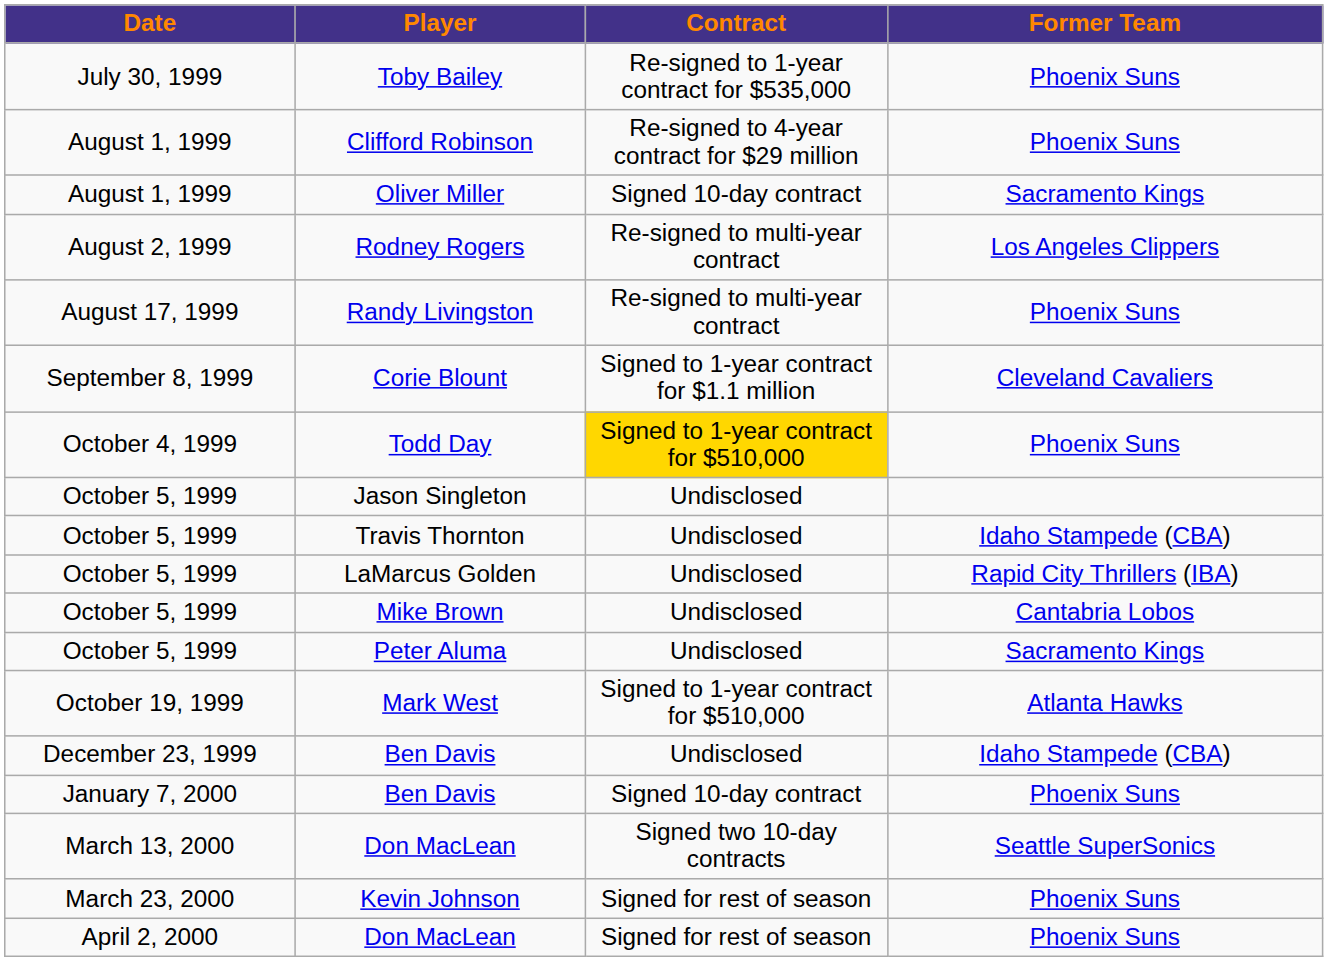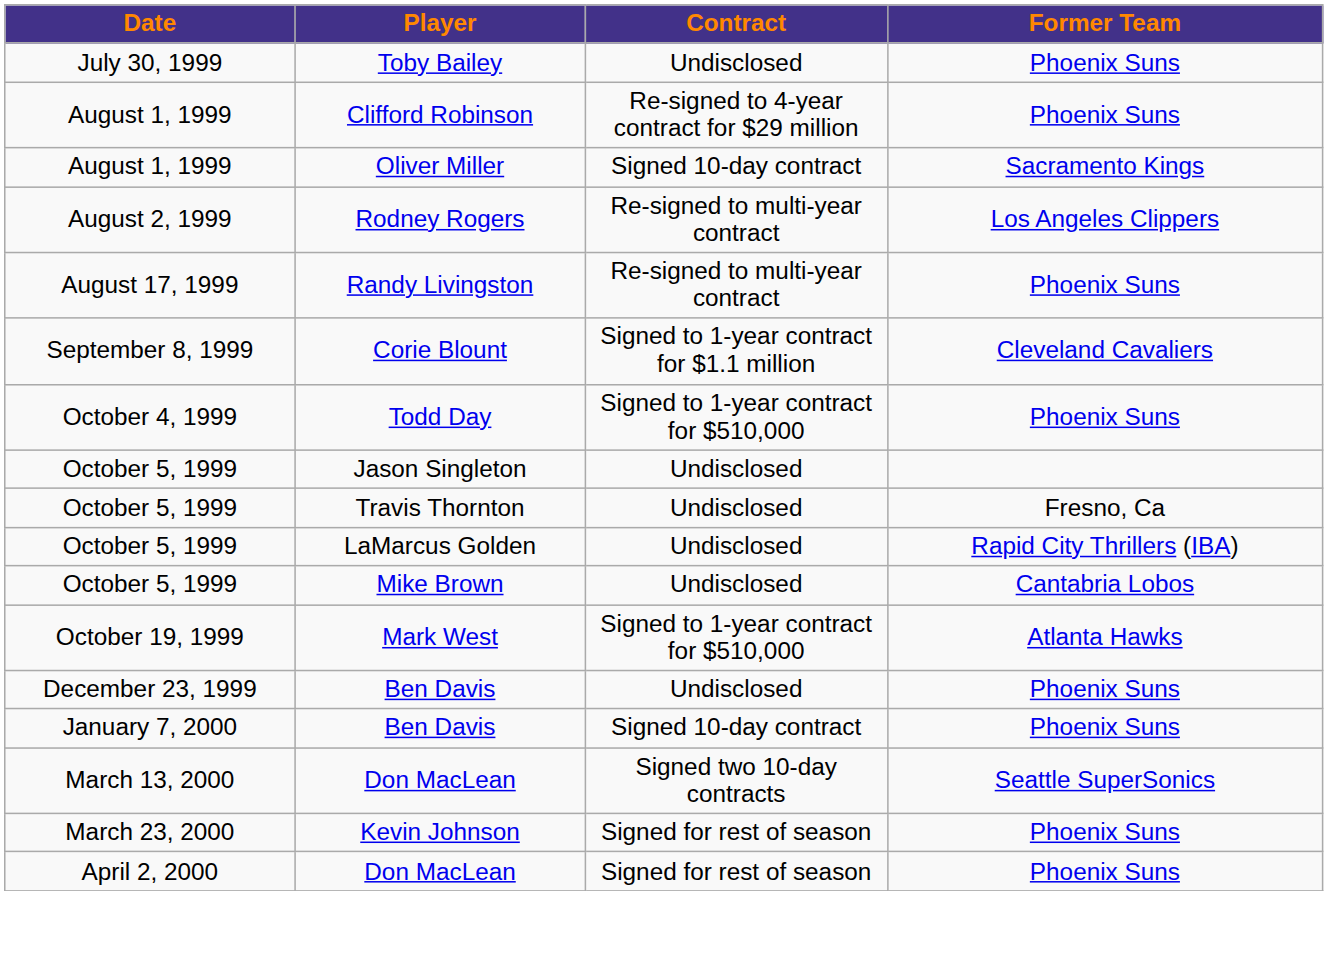(736, 76) Re-signed to 1-year contract for $535,000 -> (736, 62) Undisclosed
(736, 444) gold background -> (736, 416) no background
(1105, 535) Idaho Stampede (CBA) -> (1105, 507) Fresno, Ca
- row: (150, 650)
(1105, 755) Idaho Stampede (CBA) -> (1105, 689) Phoenix Suns
